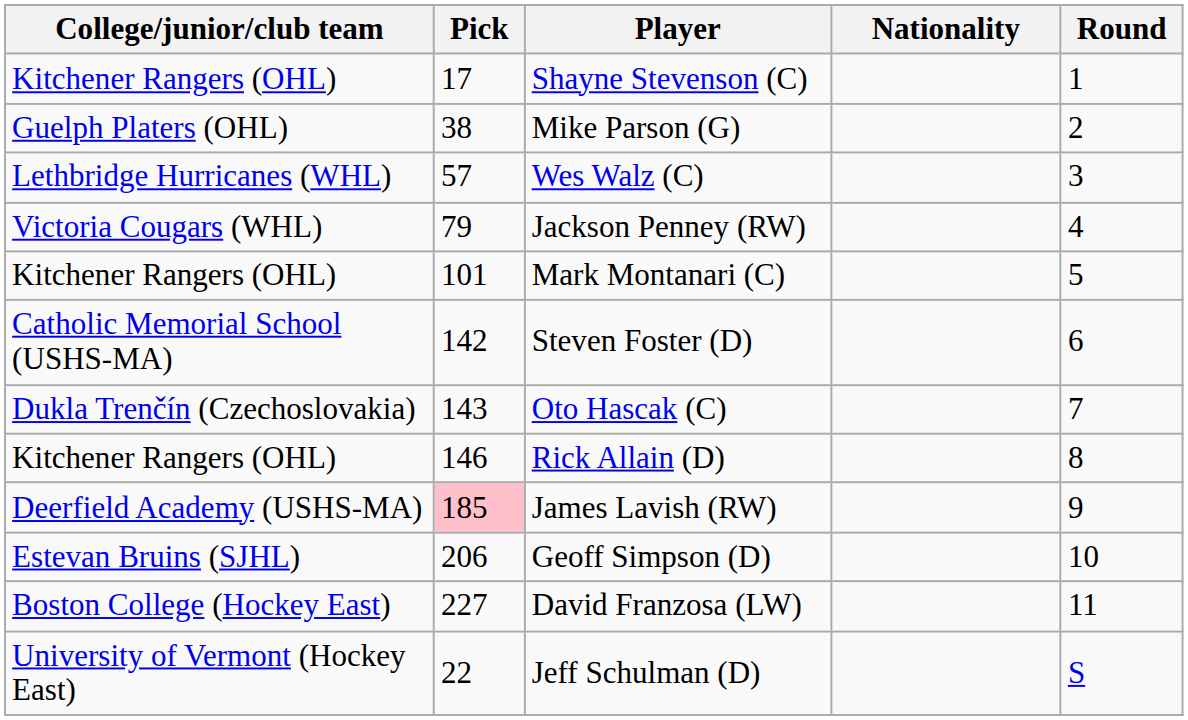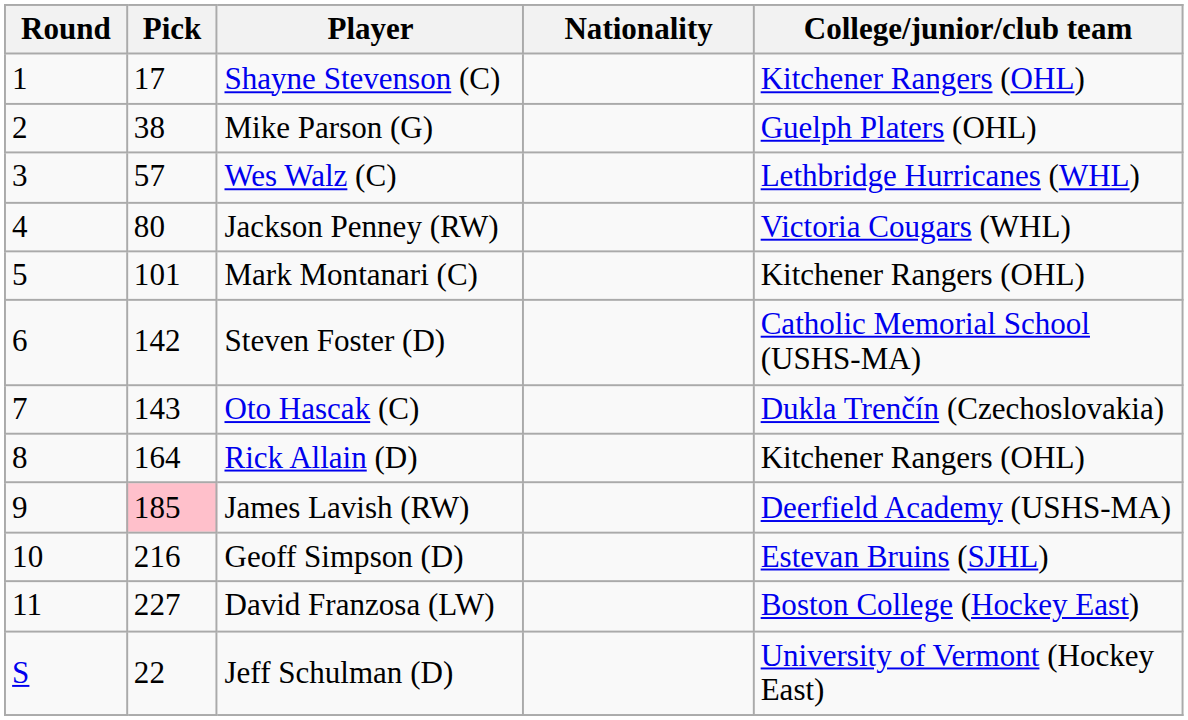columns swapped: (1122, 29) <-> (219, 29)
(457, 226) 79 -> (149, 226) 80
(464, 457) 146 -> (157, 457) 164
(464, 556) 206 -> (157, 556) 216
